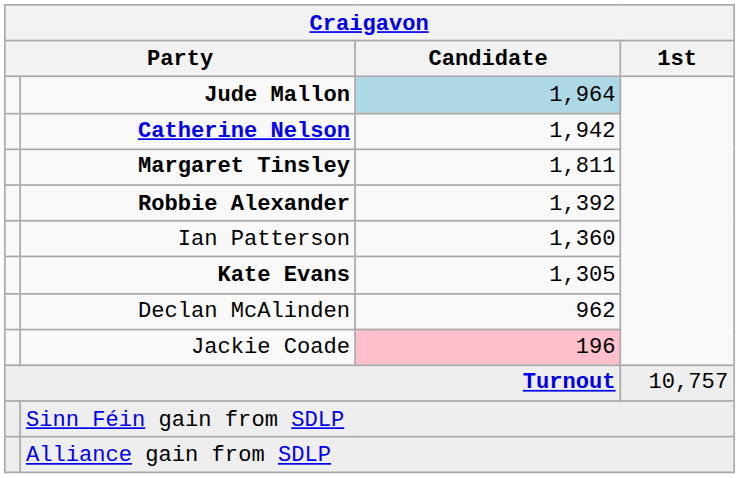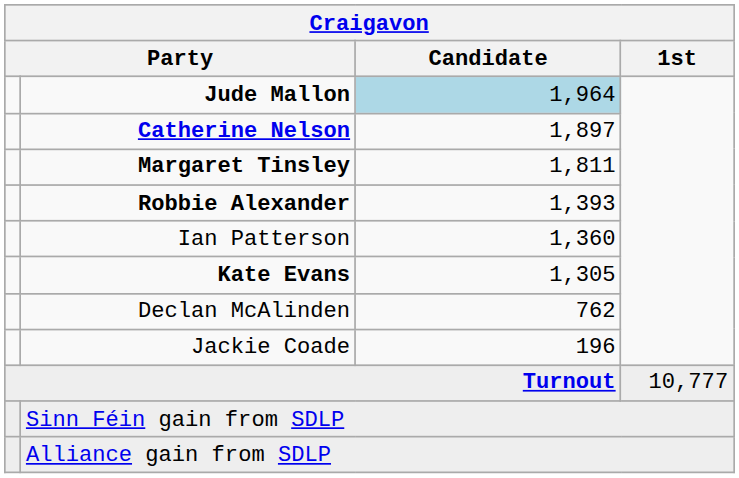(582, 131) 1,942 -> (582, 131) 1,897
(582, 203) 1,392 -> (582, 203) 1,393
(596, 311) 962 -> (596, 311) 762
(596, 347) pink background -> (596, 347) no background
(688, 383) 10,757 -> (688, 383) 10,777
